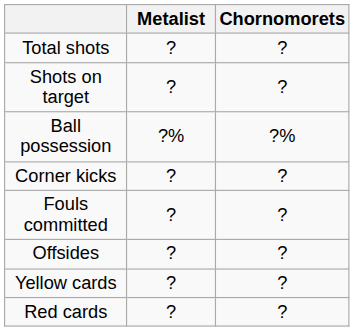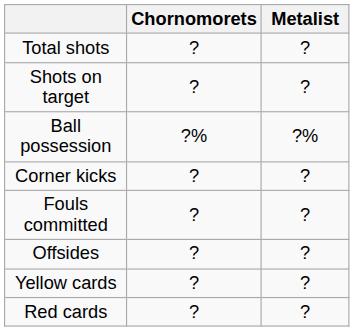columns swapped: (282, 18) <-> (171, 18)
